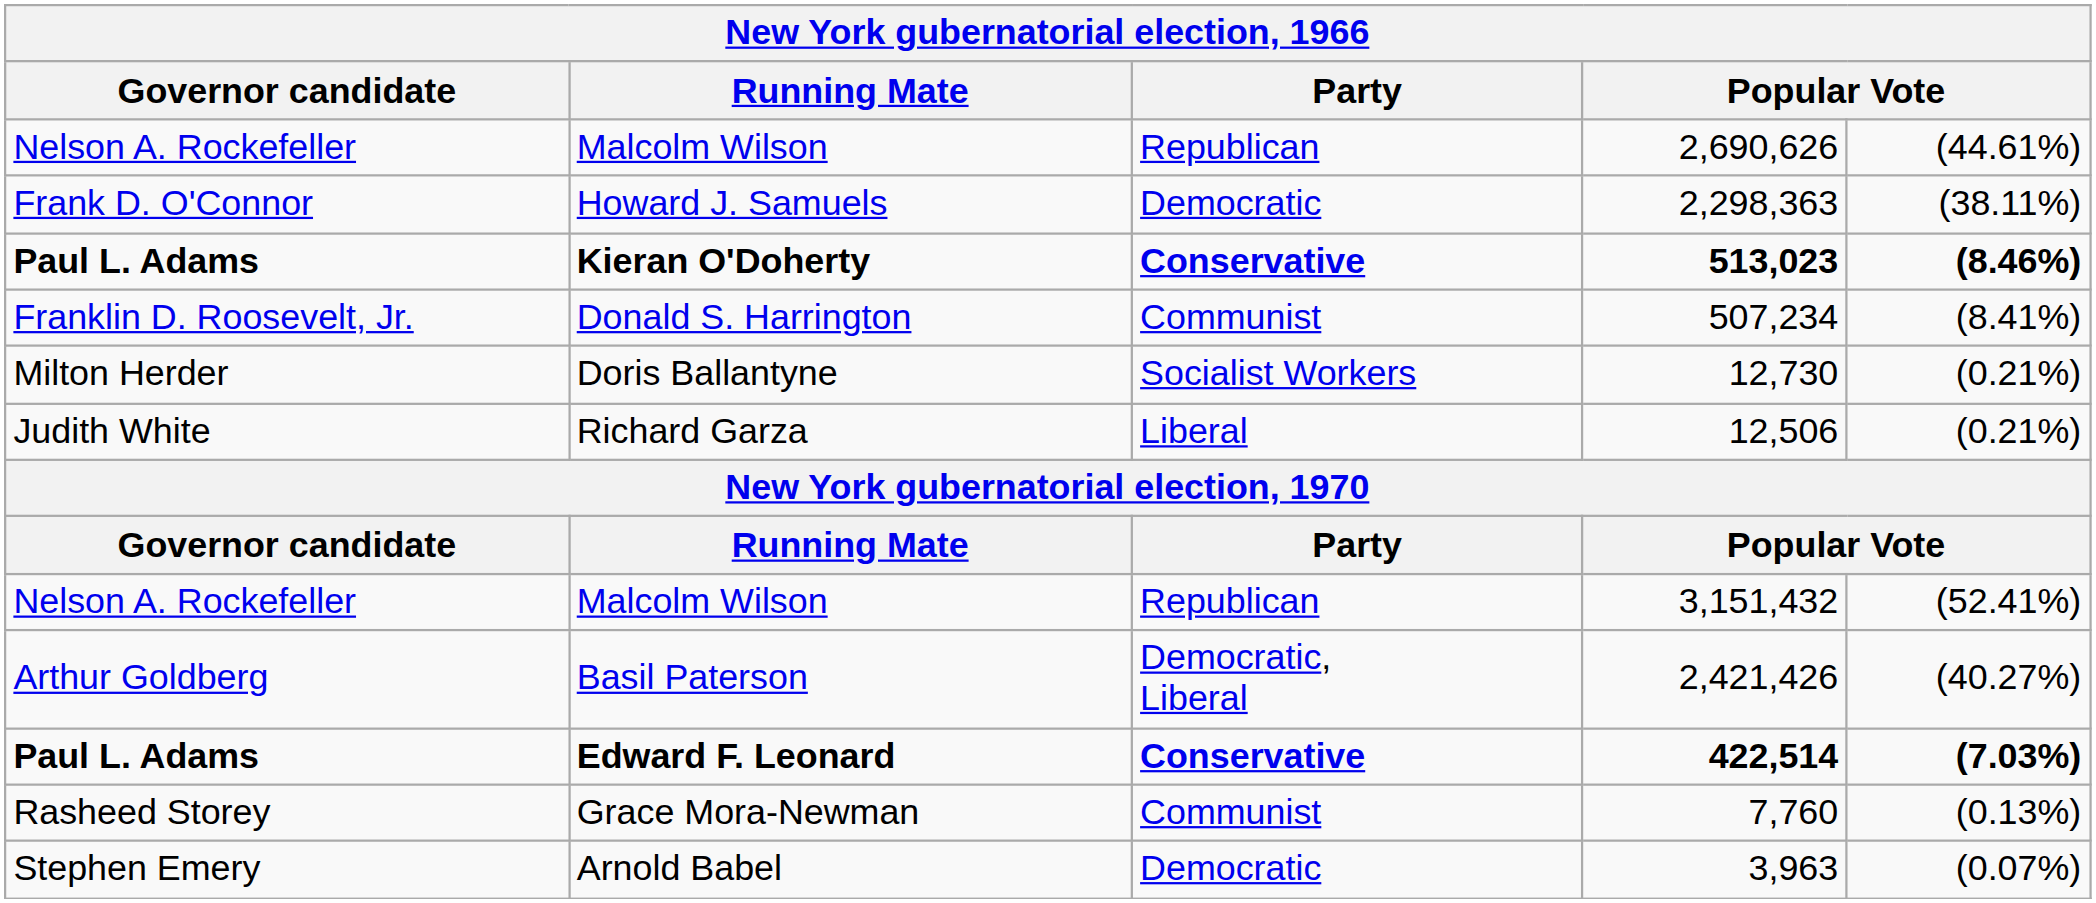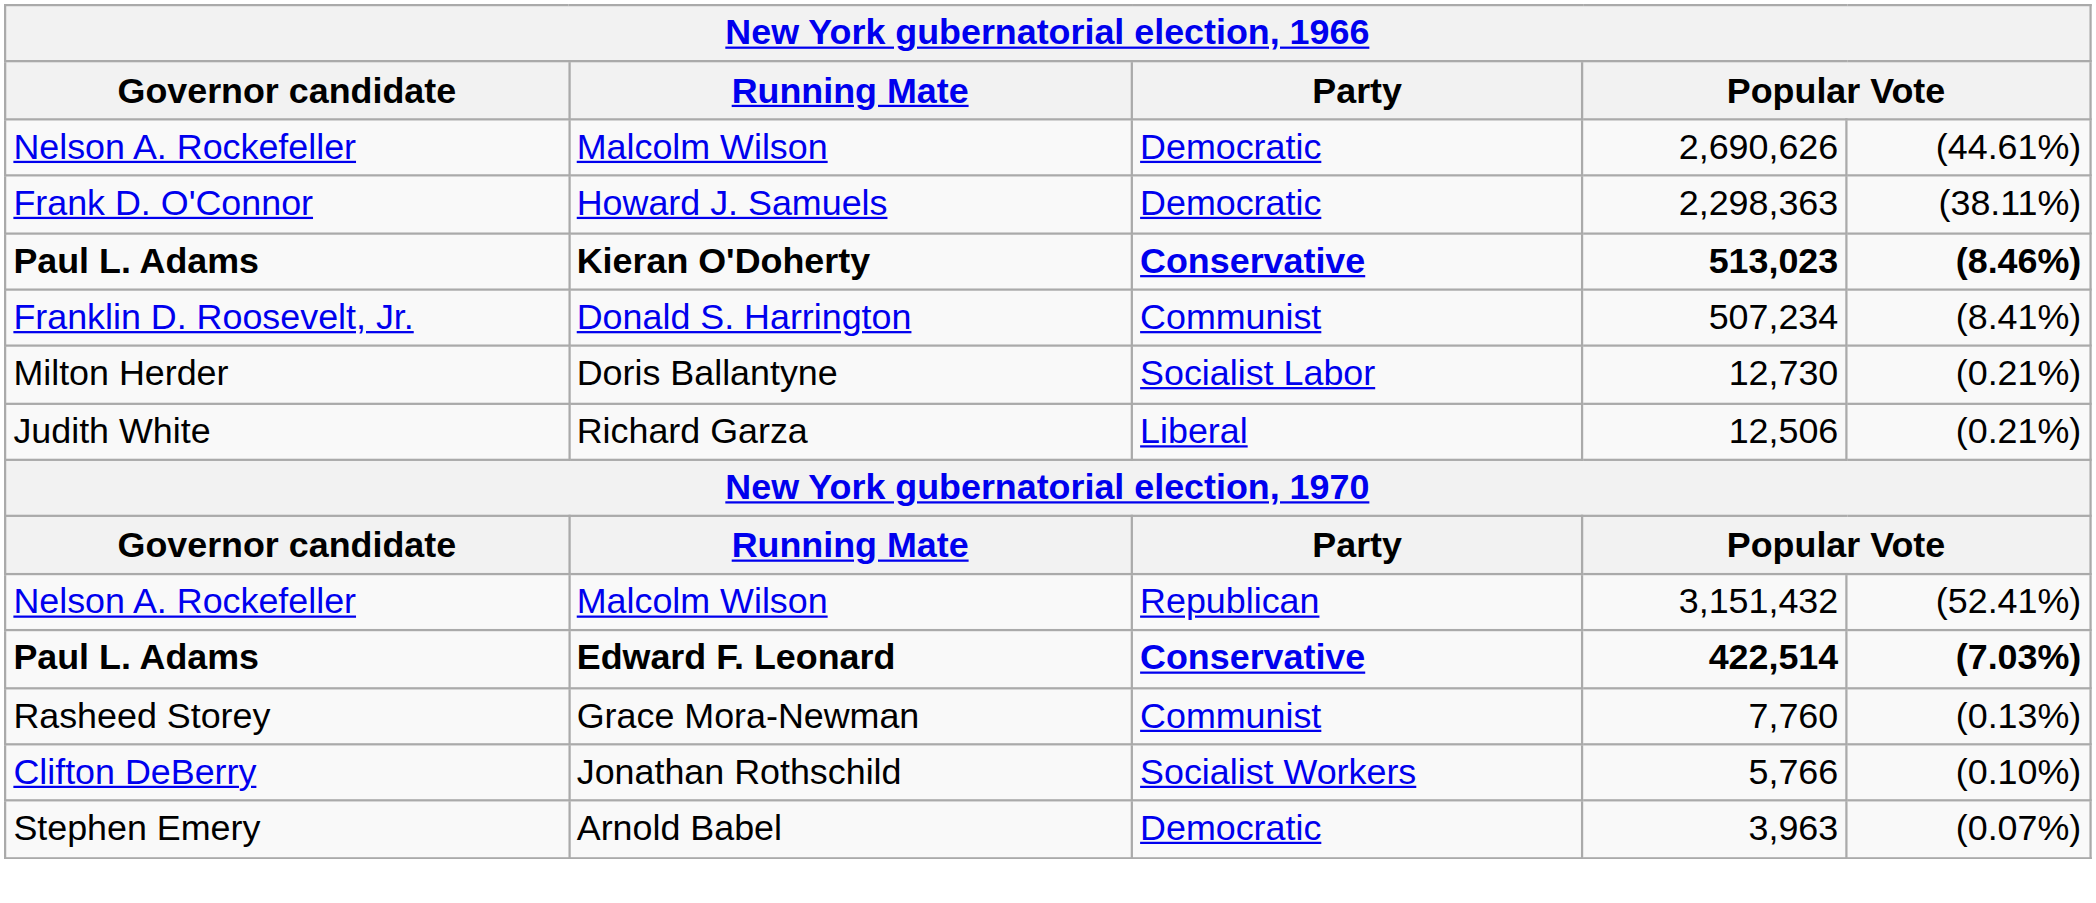(1230, 146) Republican -> (1231, 146) Democratic
(1278, 373) Socialist Workers -> (1258, 373) Socialist Labor
- row: (692, 678)
+ row: (739, 771)
